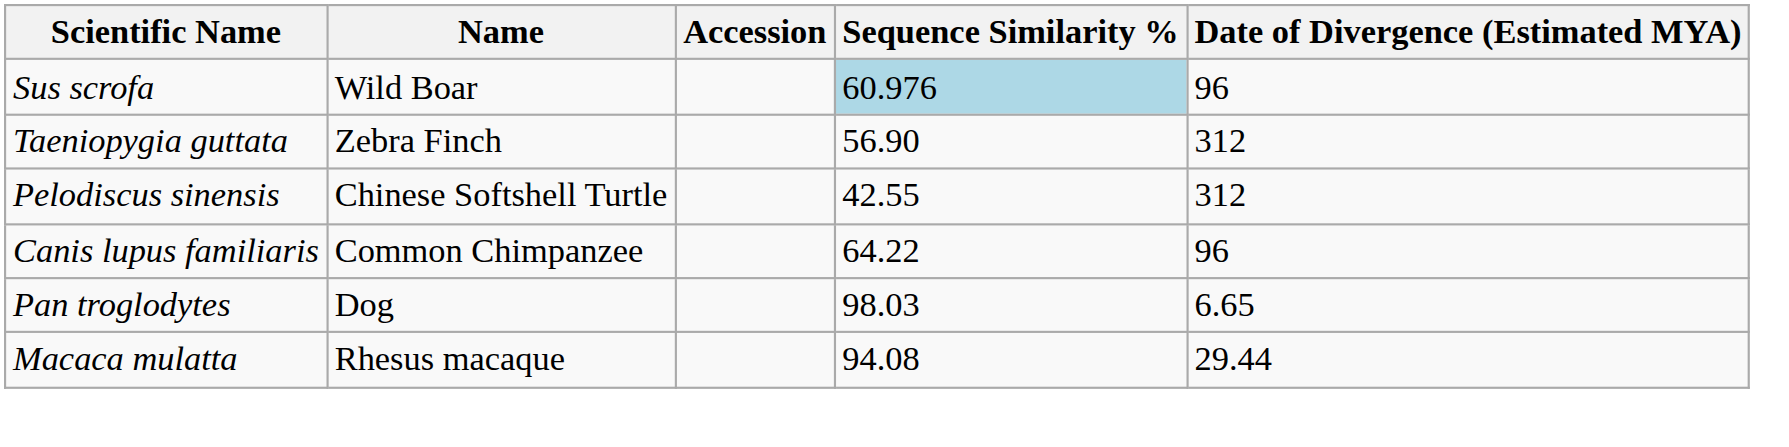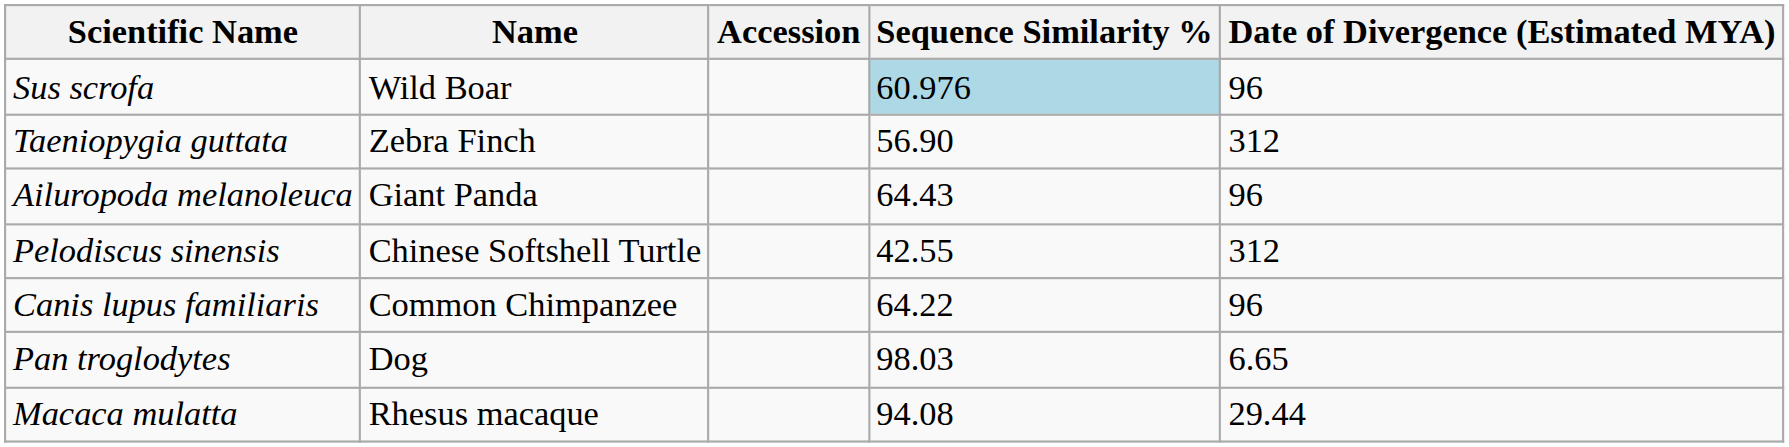+ row: (183, 195)
